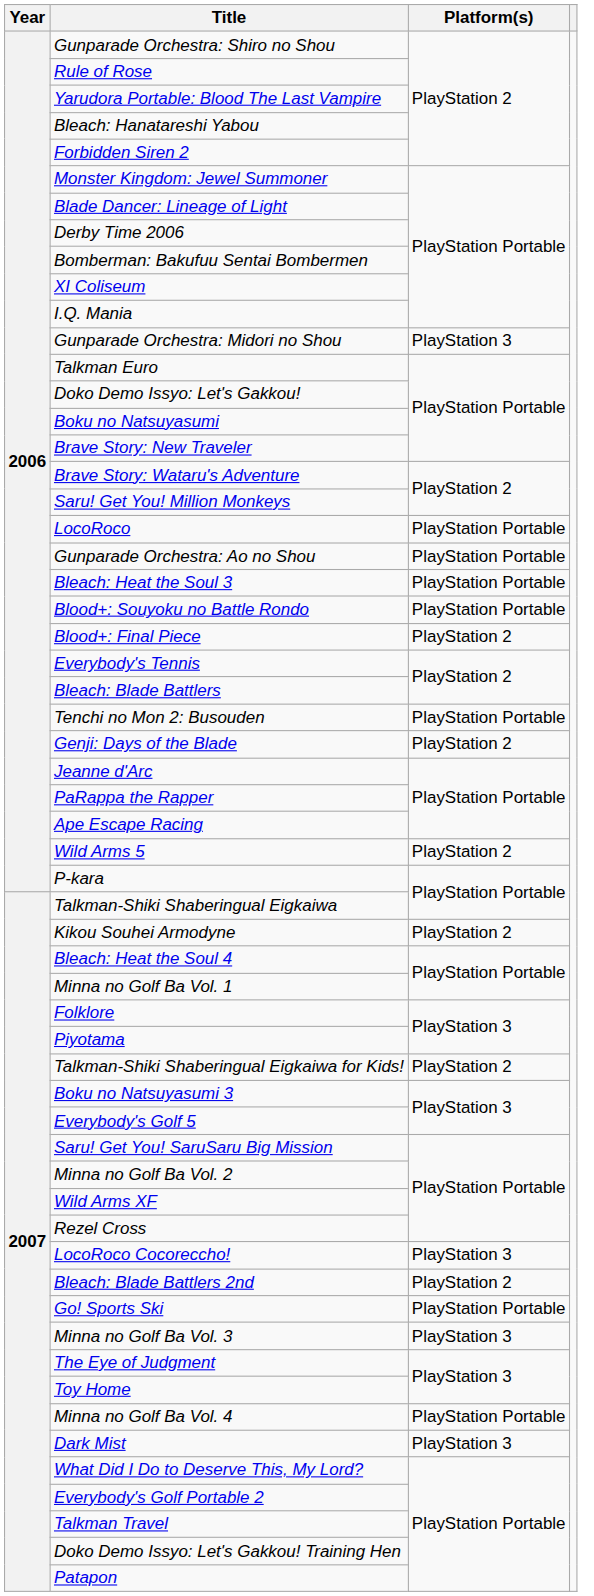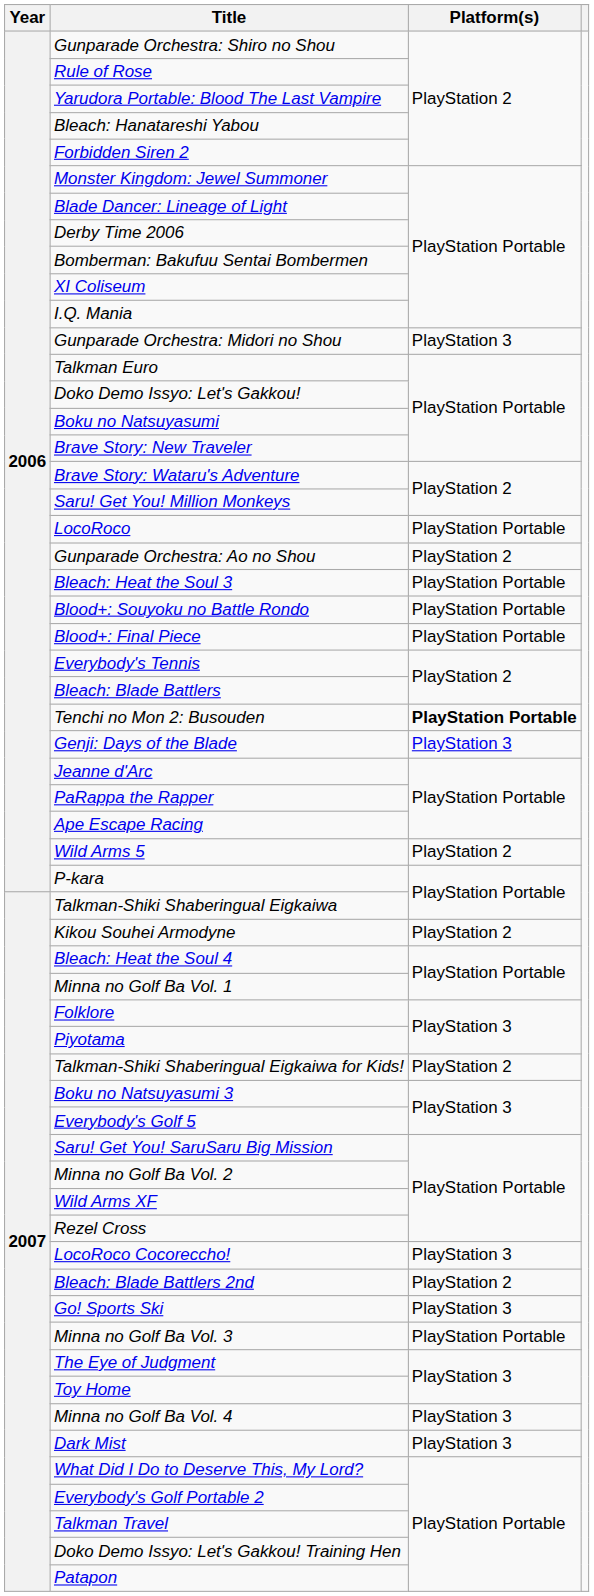(489, 555) PlayStation Portable -> (462, 555) PlayStation 2
(462, 636) PlayStation 2 -> (489, 636) PlayStation Portable
(489, 717) normal -> (494, 717) bold
(462, 744) PlayStation 2 -> (462, 744) PlayStation 3
(489, 1309) PlayStation Portable -> (462, 1309) PlayStation 3
(462, 1335) PlayStation 3 -> (489, 1335) PlayStation Portable
(489, 1416) PlayStation Portable -> (462, 1416) PlayStation 3
